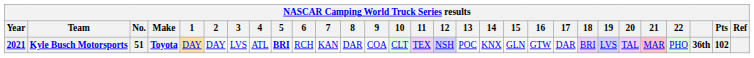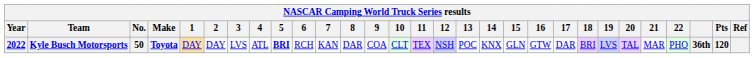(16, 45) 2021 -> (16, 45) 2022
(139, 45) 51 -> (139, 45) 50
(654, 45) pink background -> (654, 45) no background
(722, 45) 102 -> (722, 45) 120
